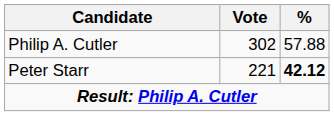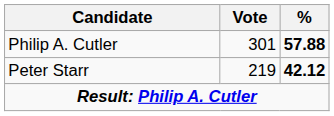(262, 44) 302 -> (262, 44) 301
(305, 44) normal -> (305, 44) bold
(262, 70) 221 -> (262, 70) 219
